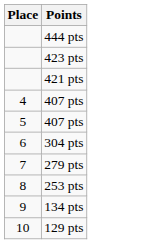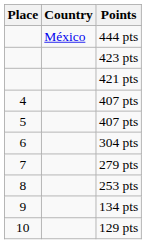+ column: (69, 15)
